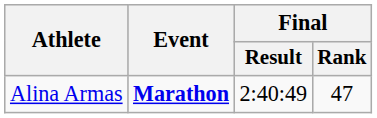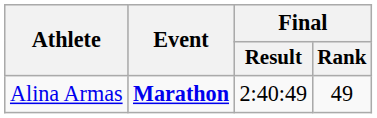(342, 94) 47 -> (342, 94) 49
